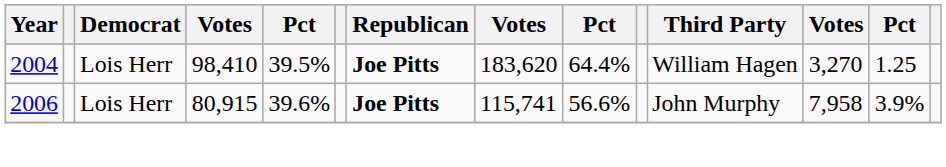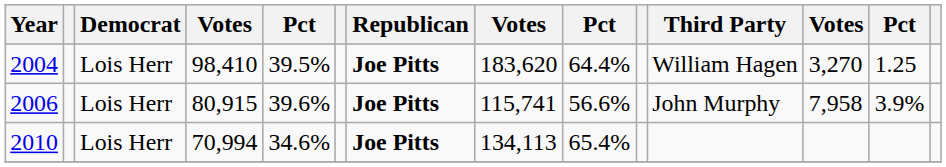+ row: (34, 142)
